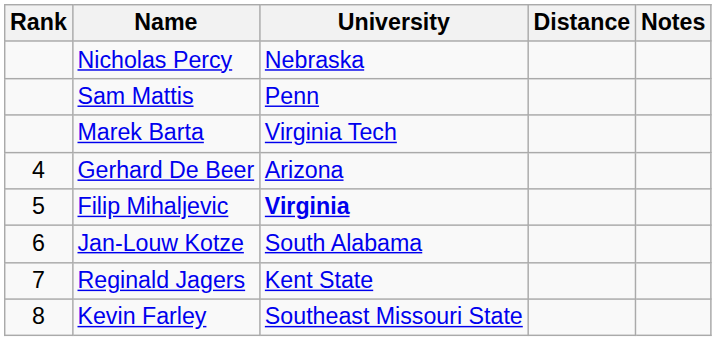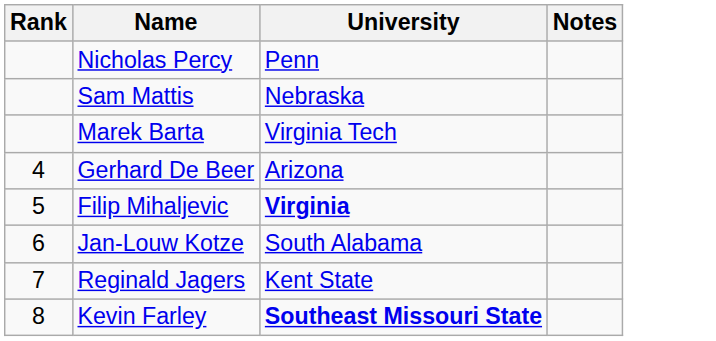- column: (582, 22)
(315, 59) Nebraska -> (292, 59) Penn
(292, 96) Penn -> (315, 96) Nebraska
(394, 317) normal -> (403, 317) bold
